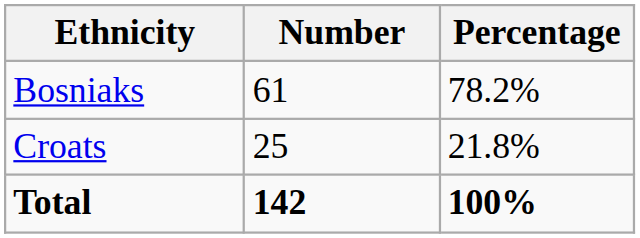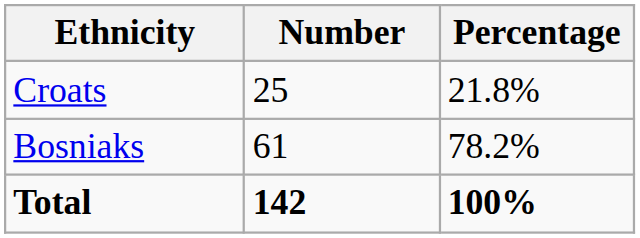rows swapped: (79, 89) <-> (60, 145)
